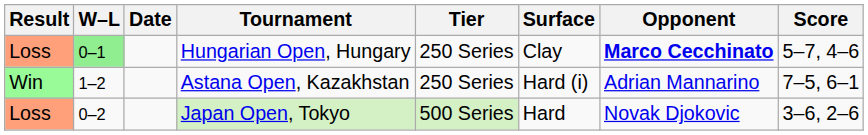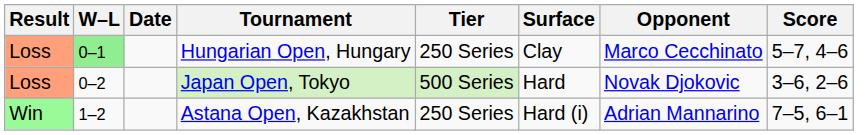(689, 51) bold -> (683, 51) normal
rows swapped: (265, 113) <-> (295, 82)
